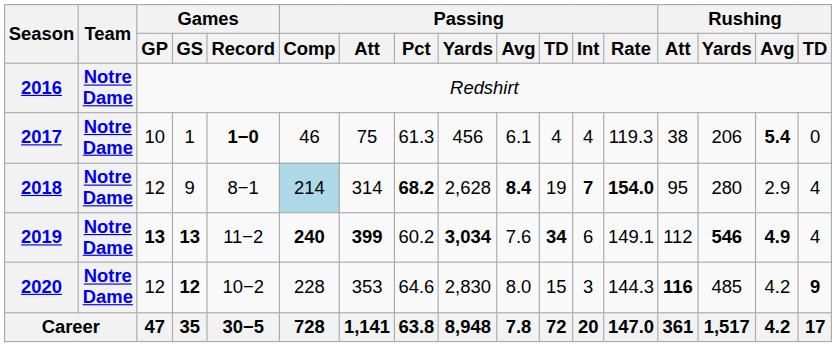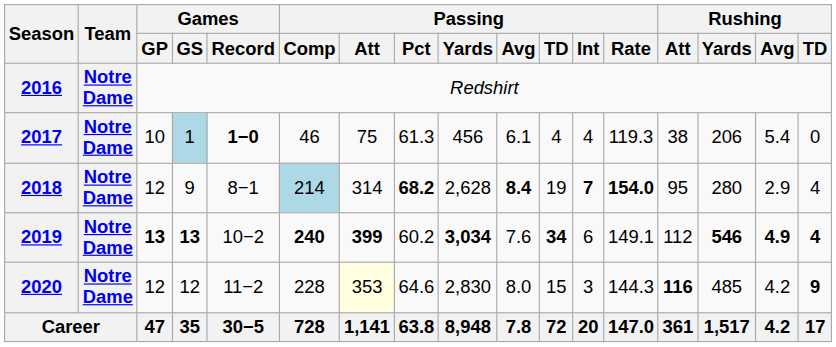(190, 137) no background -> (190, 137) lightblue background
(777, 137) bold -> (777, 137) normal
(243, 237) 11−2 -> (243, 237) 10−2
(815, 237) normal -> (815, 237) bold
(190, 287) bold -> (190, 287) normal
(243, 287) 10−2 -> (243, 287) 11−2
(367, 287) no background -> (367, 287) lightyellow background
